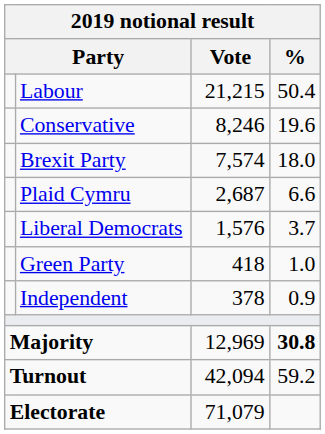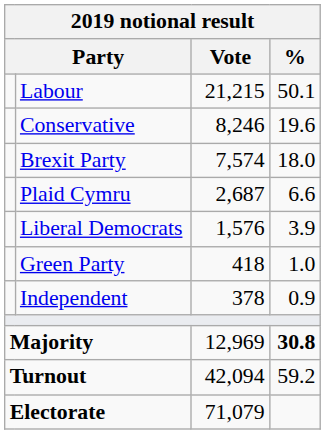(296, 90) 50.4 -> (296, 90) 50.1
(302, 228) 3.7 -> (302, 228) 3.9
